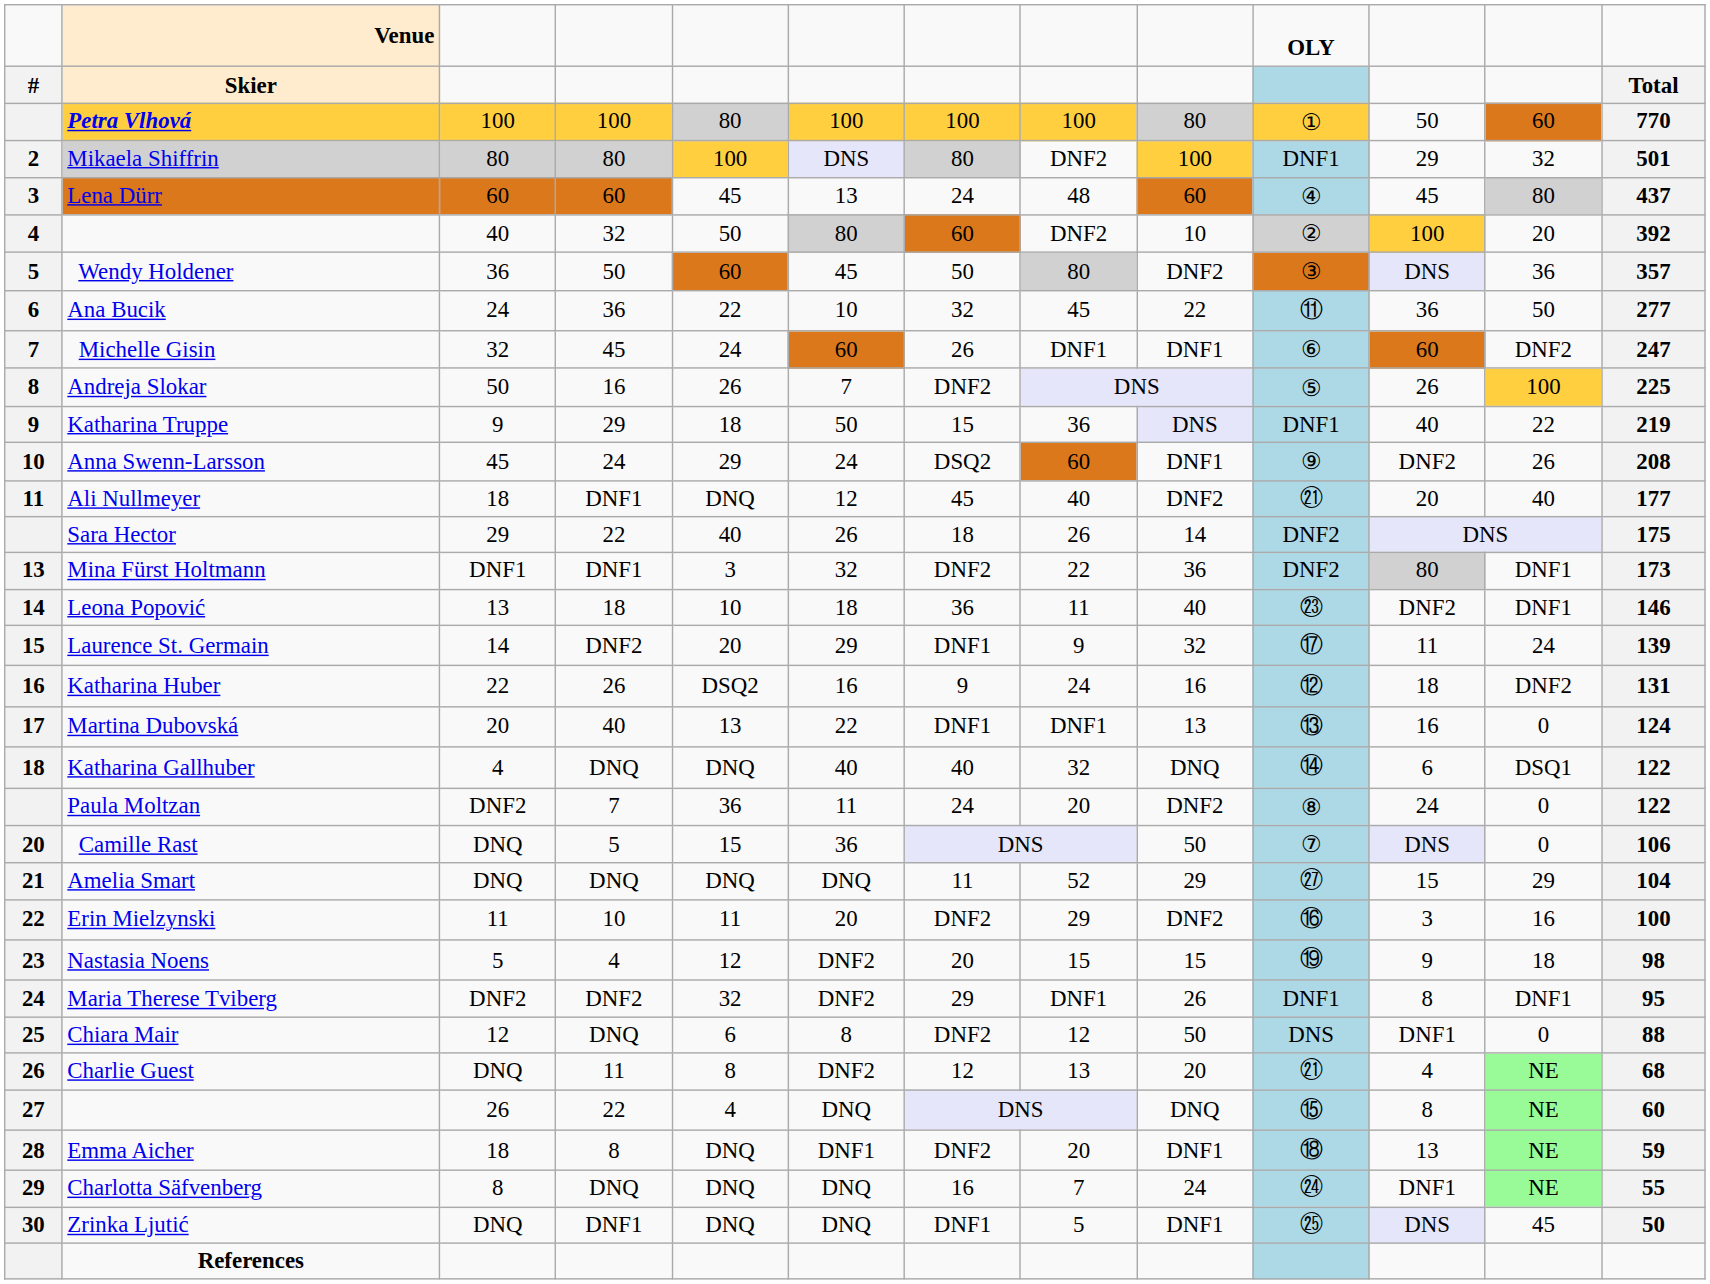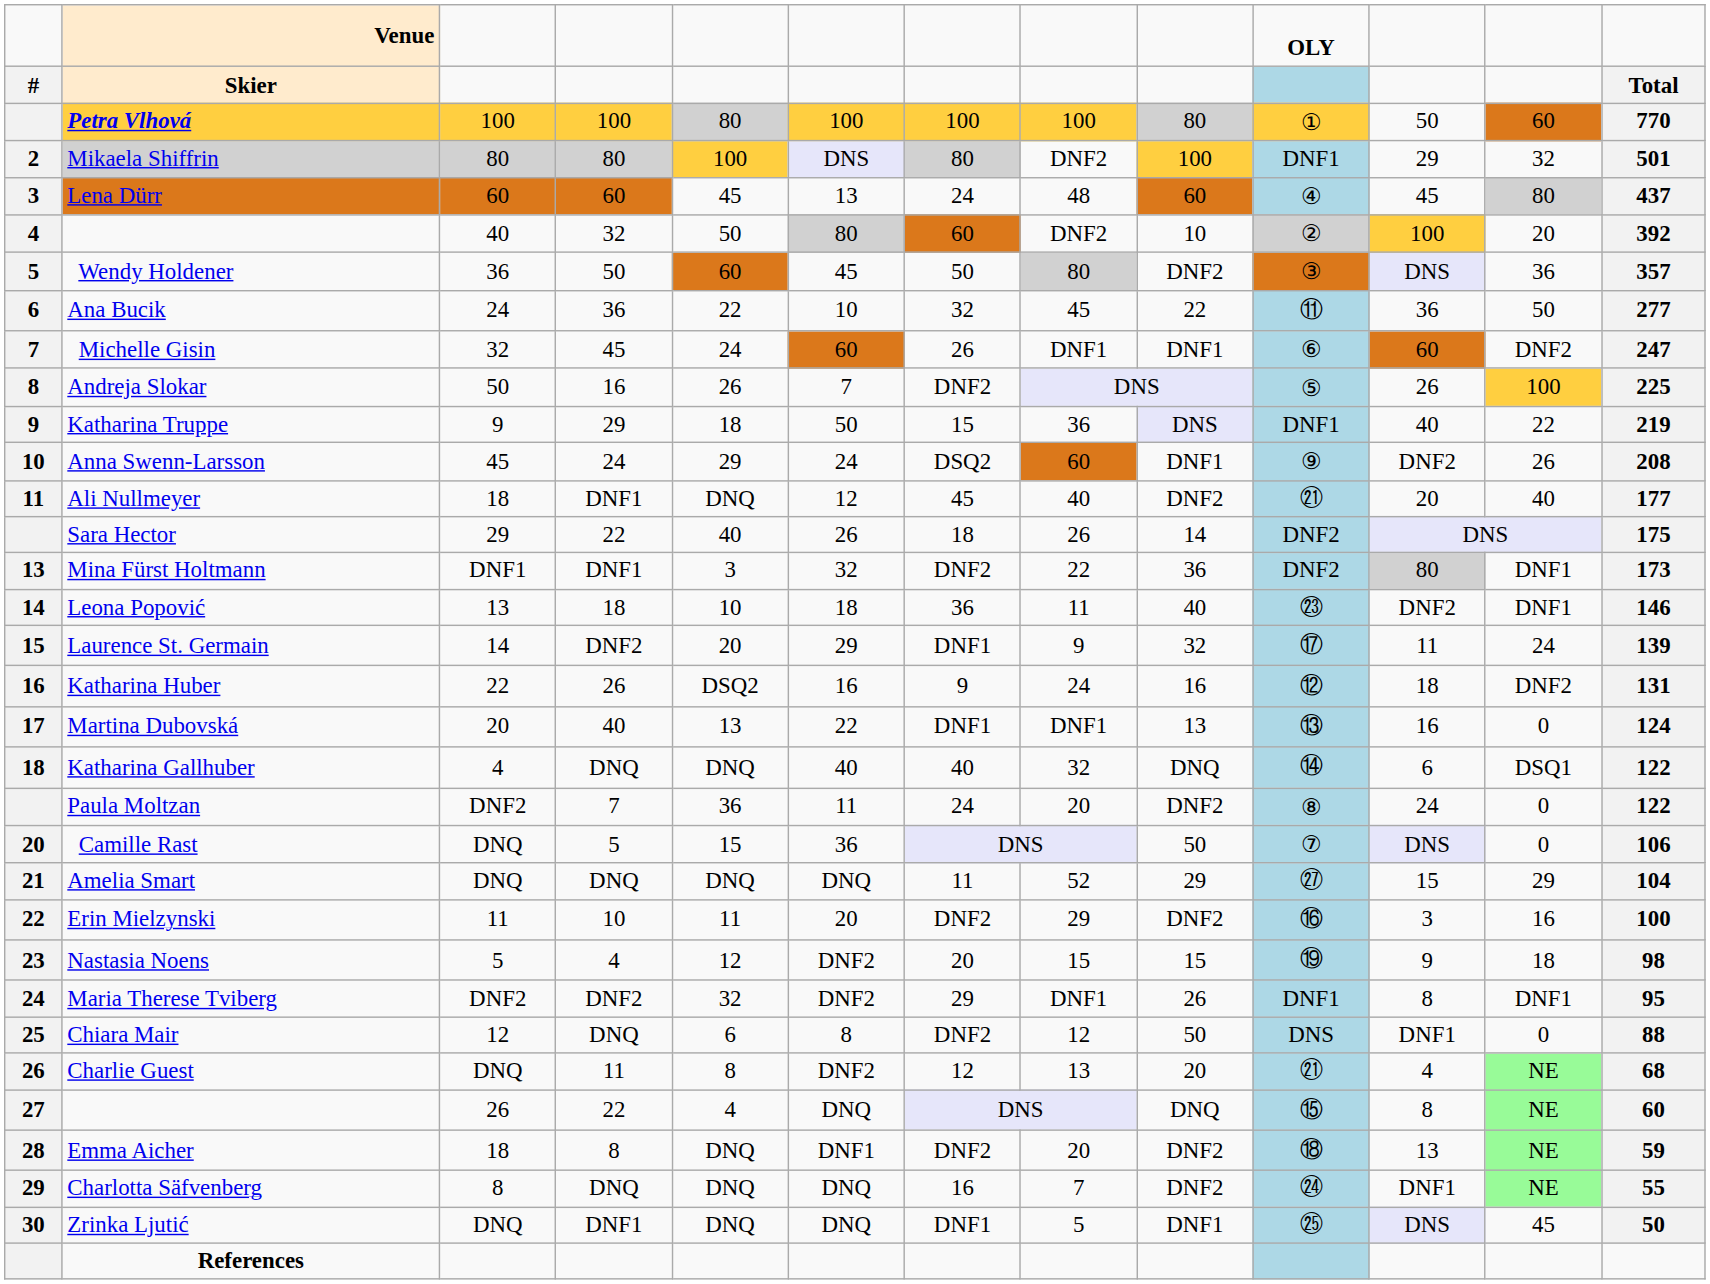(1195, 1150) DNF1 -> (1195, 1150) DNF2
(1195, 1188) 24 -> (1195, 1188) DNF2
